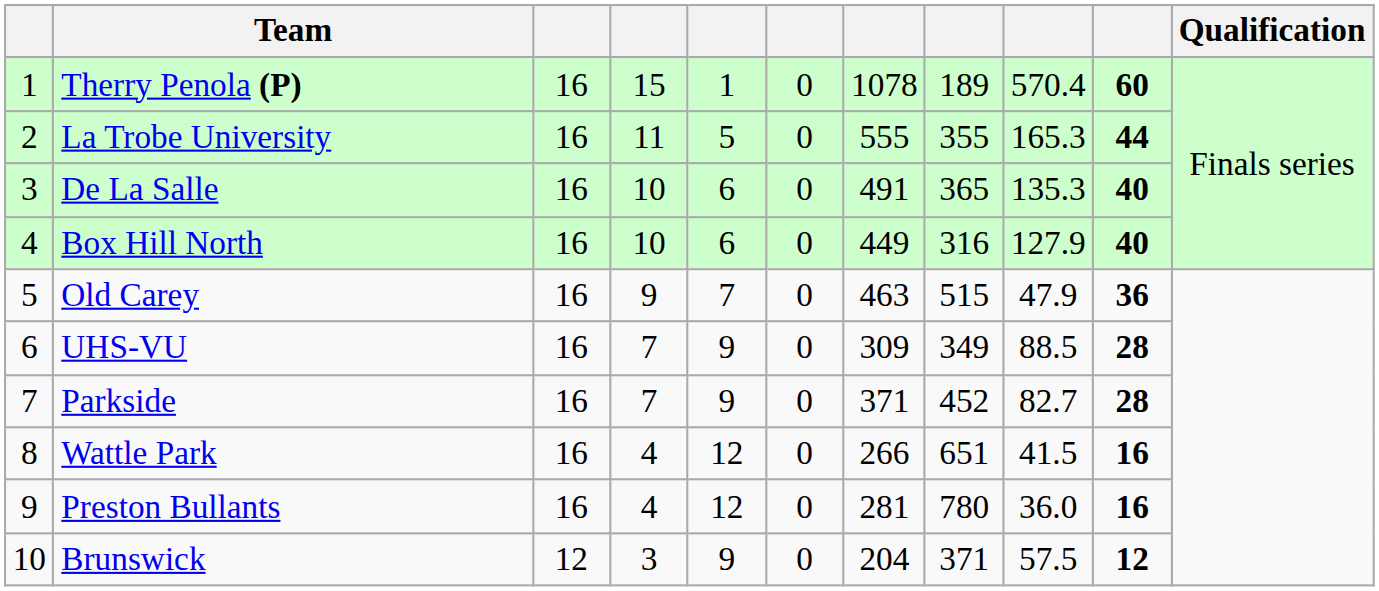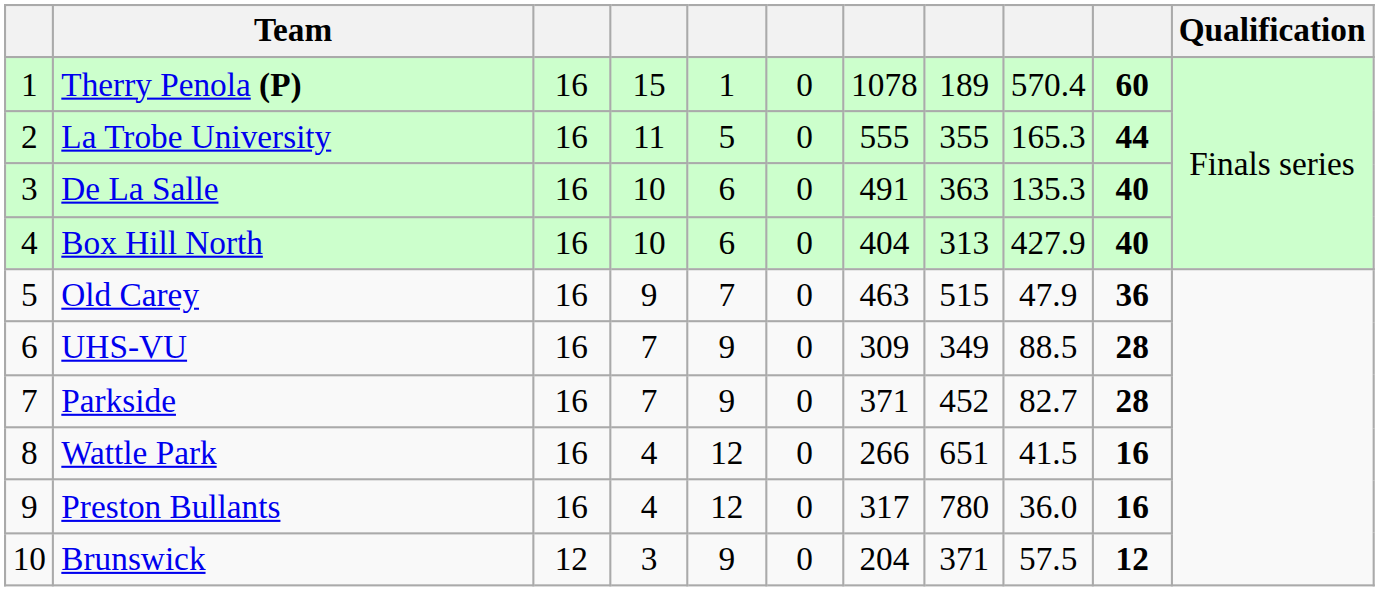(964, 189) 365 -> (964, 189) 363
(884, 242) 449 -> (884, 242) 404
(964, 242) 316 -> (964, 242) 313
(1048, 242) 127.9 -> (1048, 242) 427.9
(884, 505) 281 -> (884, 505) 317
